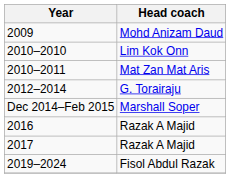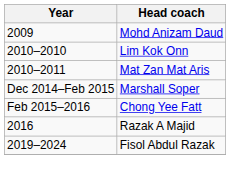- row: (37, 88)
+ row: (49, 107)
- row: (20, 145)
